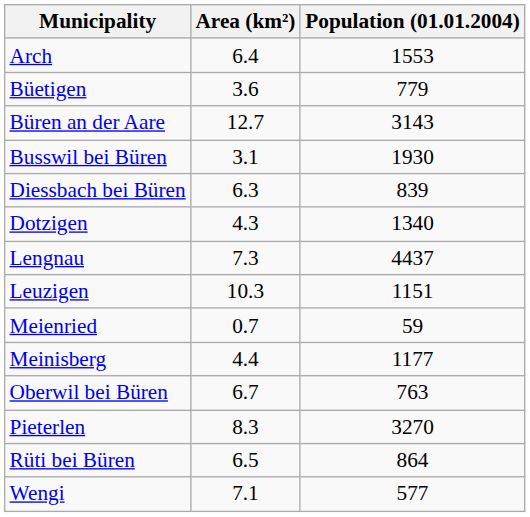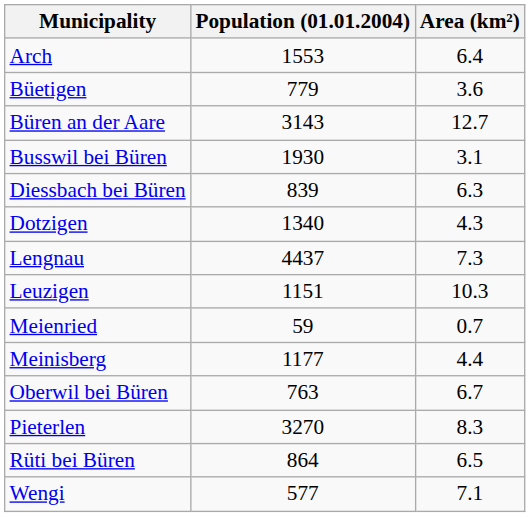columns swapped: (413, 21) <-> (245, 21)
